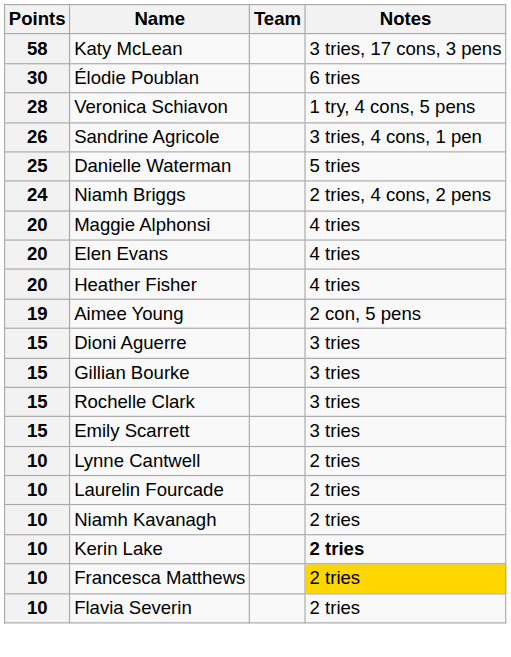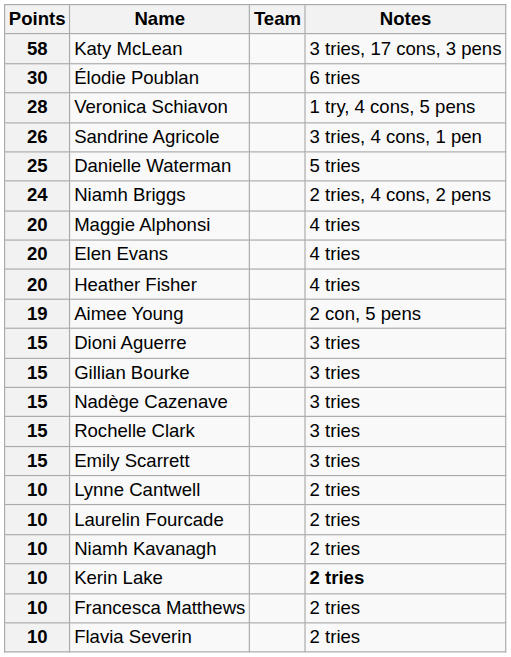+ row: (151, 401)
(335, 578) gold background -> (335, 607) no background
